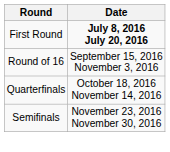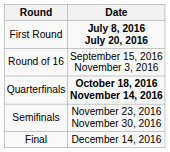(116, 90) normal -> (116, 90) bold
+ row: (36, 139)
